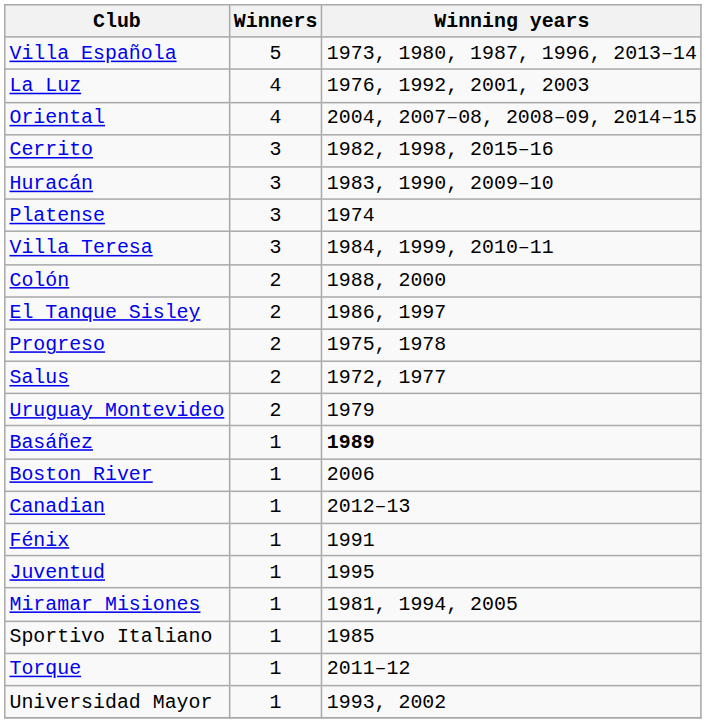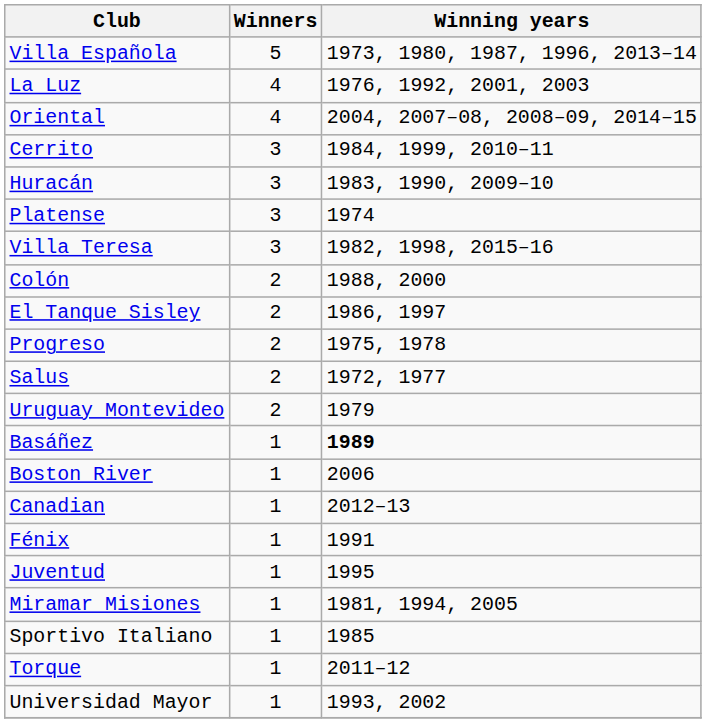(440, 151) 1982, 1998, 2015–16 -> (440, 151) 1984, 1999, 2010–11
(440, 248) 1984, 1999, 2010–11 -> (440, 248) 1982, 1998, 2015–16
